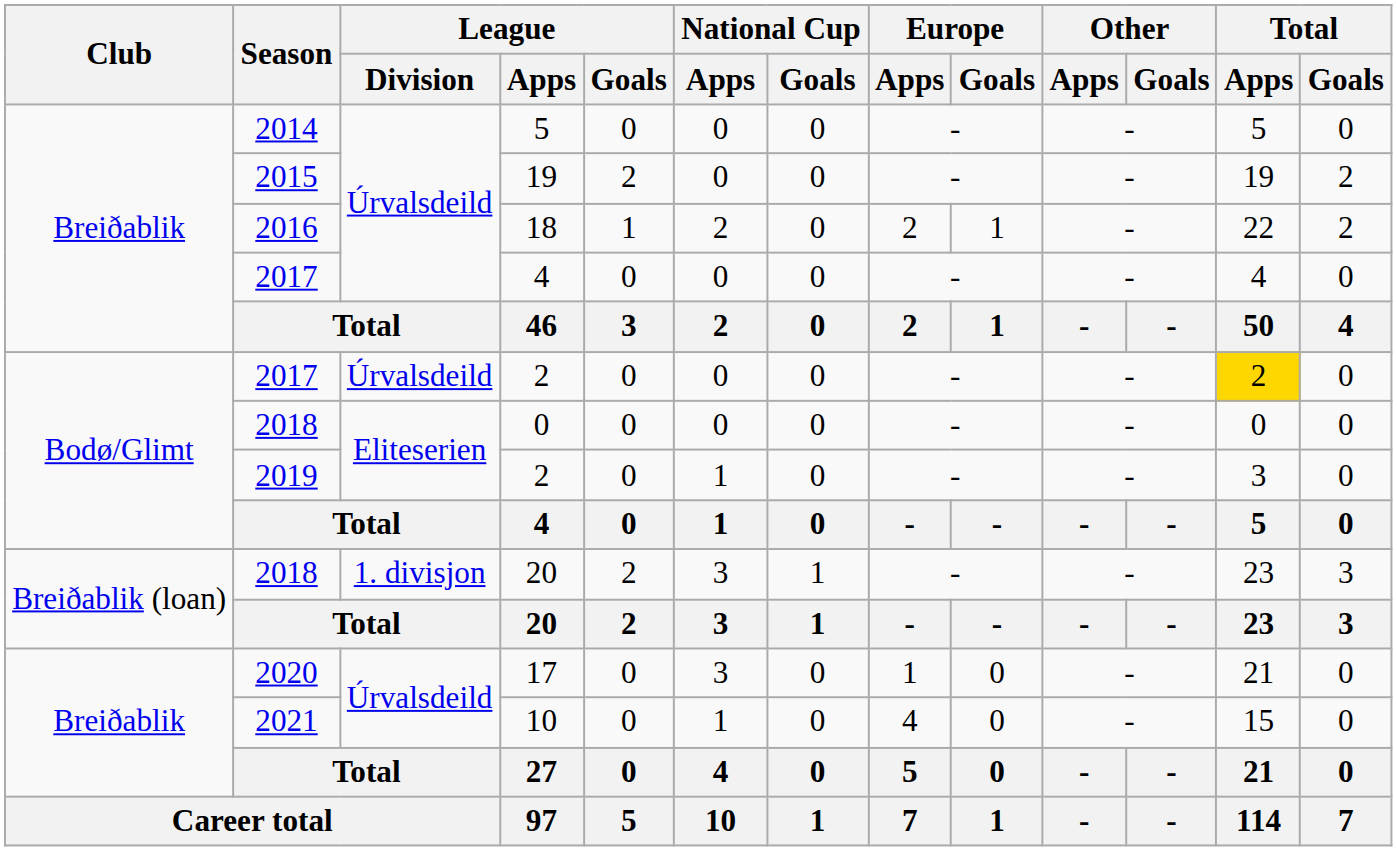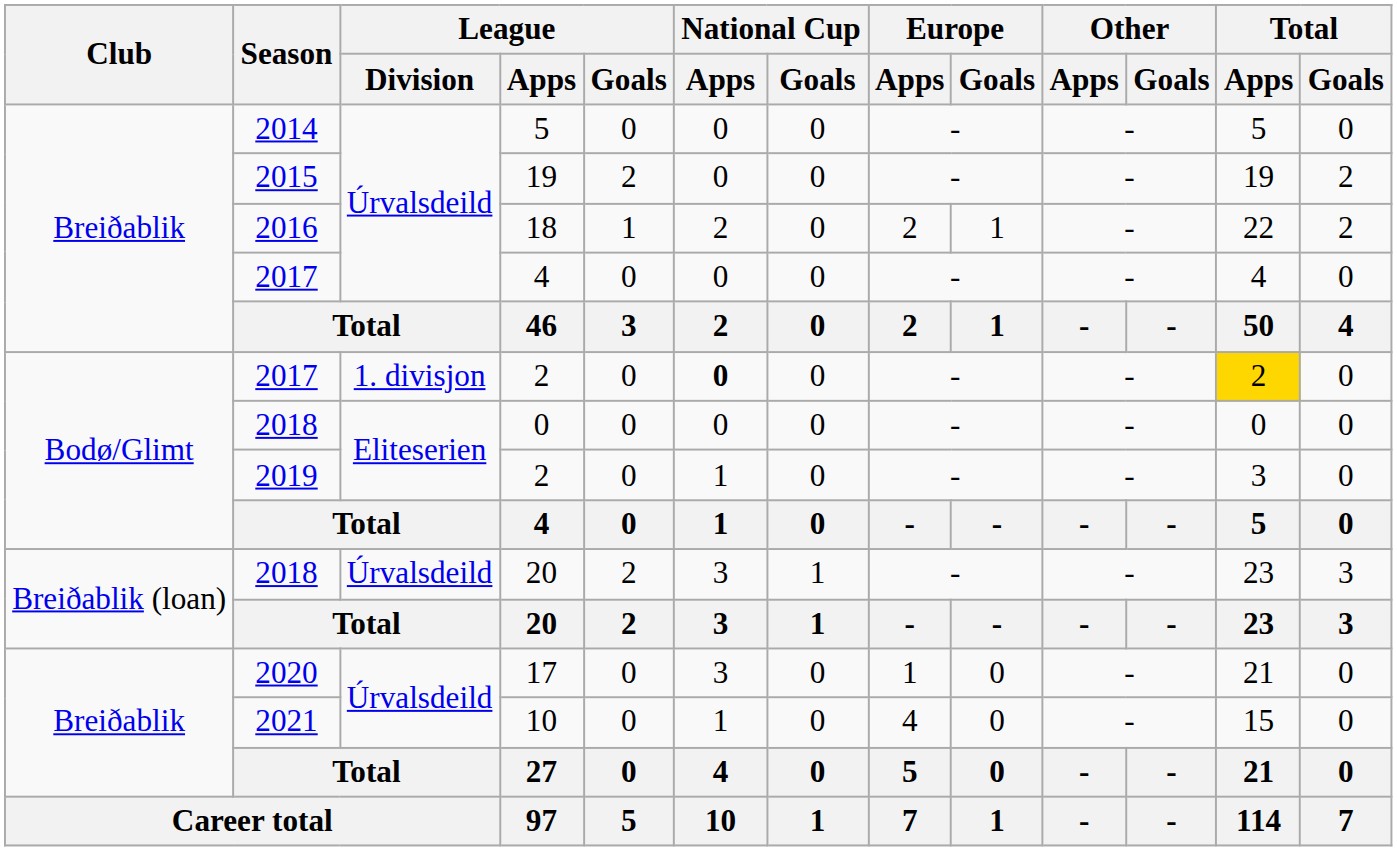(420, 375) Úrvalsdeild -> (420, 375) 1. divisjon
(721, 375) normal -> (721, 375) bold
(420, 573) 1. divisjon -> (420, 573) Úrvalsdeild
